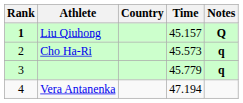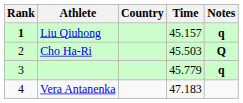(221, 32) Q -> (221, 32) q
(185, 51) 45.573 -> (185, 51) 45.503
(221, 51) q -> (221, 51) Q
(185, 88) 47.194 -> (185, 88) 47.183
